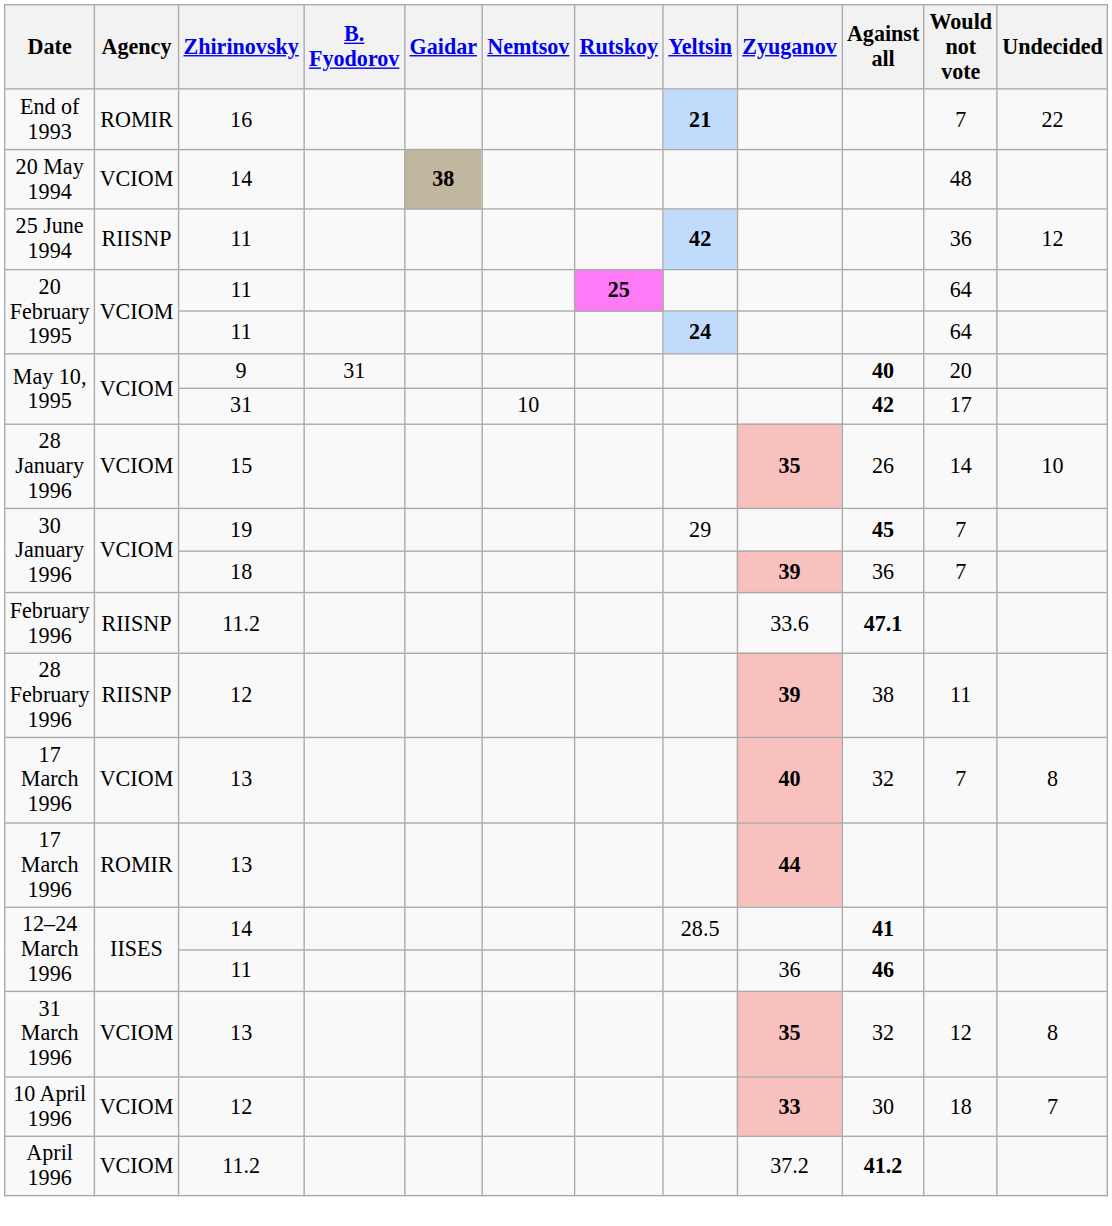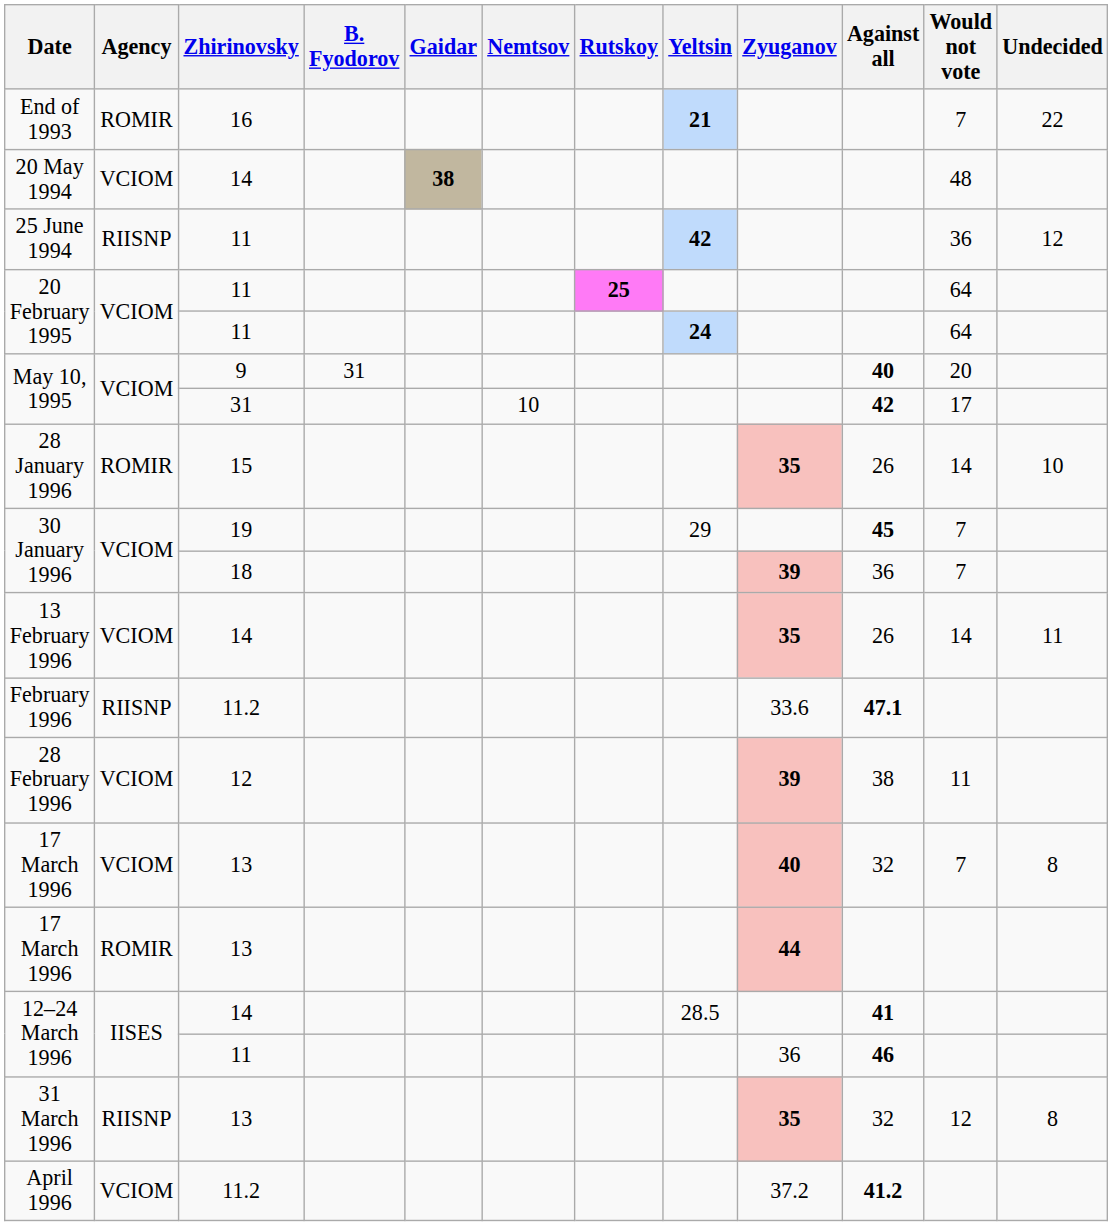(136, 465) VCIOM -> (136, 465) ROMIR
+ row: (50, 635)
(136, 695) RIISNP -> (136, 779) VCIOM
(136, 1033) VCIOM -> (136, 1118) RIISNP
- row: (50, 1106)
